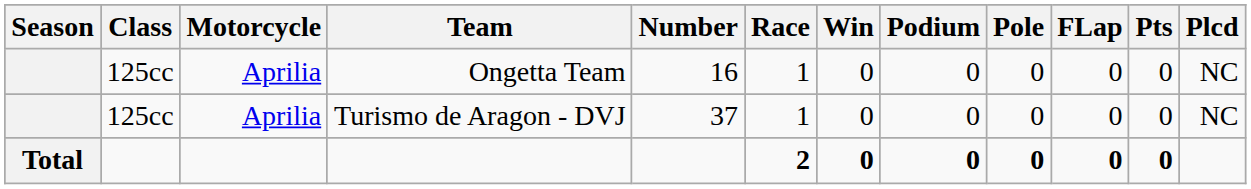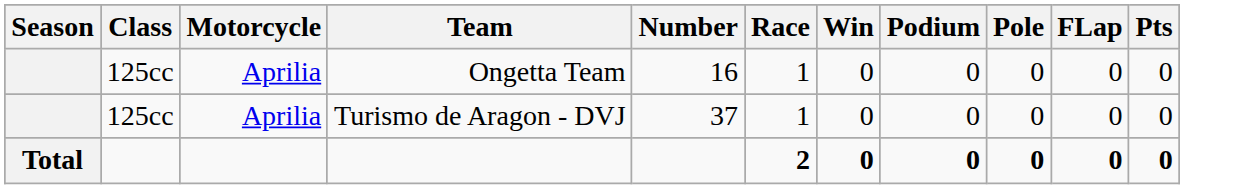- column: (1212, 26)
